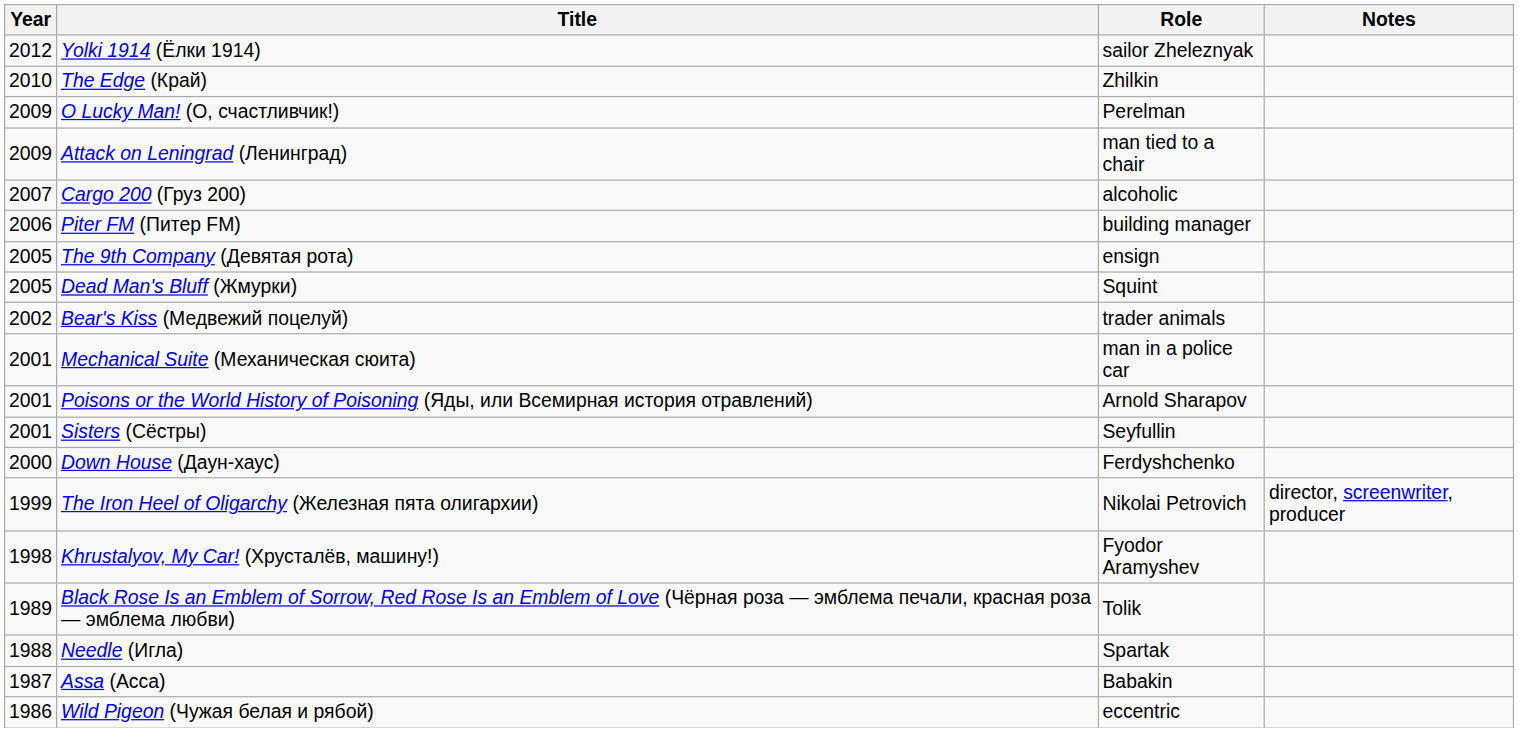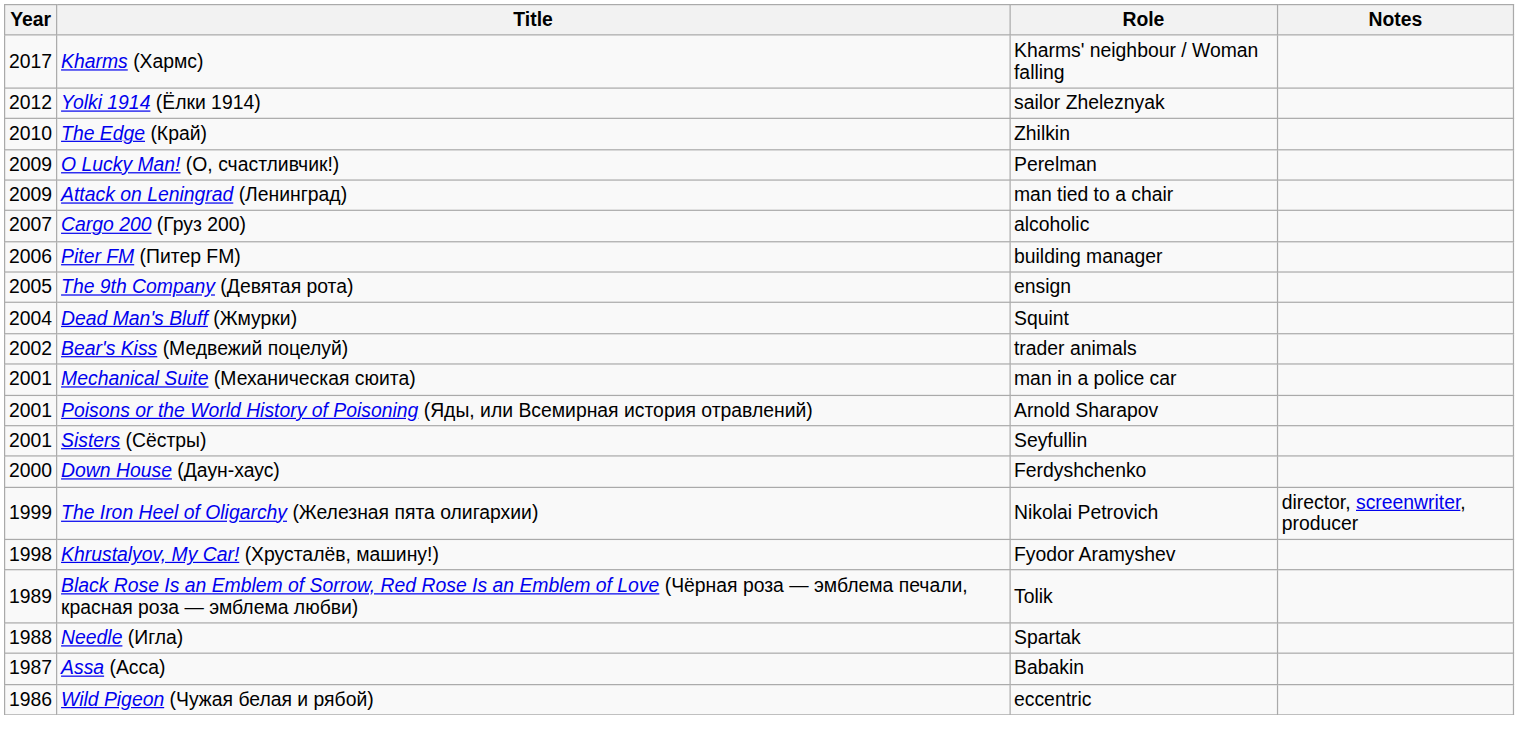+ row: (132, 61)
(31, 287) 2005 -> (31, 317) 2004
